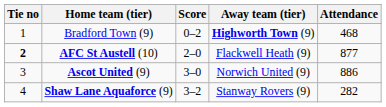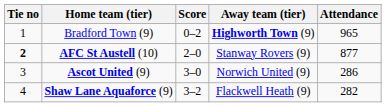(349, 33) 468 -> (349, 33) 965
(263, 52) Flackwell Heath (9) -> (263, 52) Stanway Rovers (9)
(349, 72) 886 -> (349, 72) 286
(263, 91) Stanway Rovers (9) -> (263, 91) Flackwell Heath (9)
